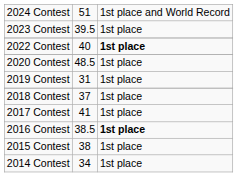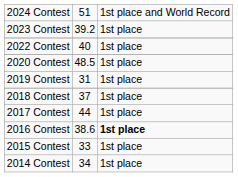(85, 29) 39.5 -> (85, 29) 39.2
(122, 46) bold -> (121, 46) normal
(85, 113) 41 -> (85, 113) 44
(85, 130) 38.5 -> (85, 130) 38.6
(85, 146) 38 -> (85, 146) 33
